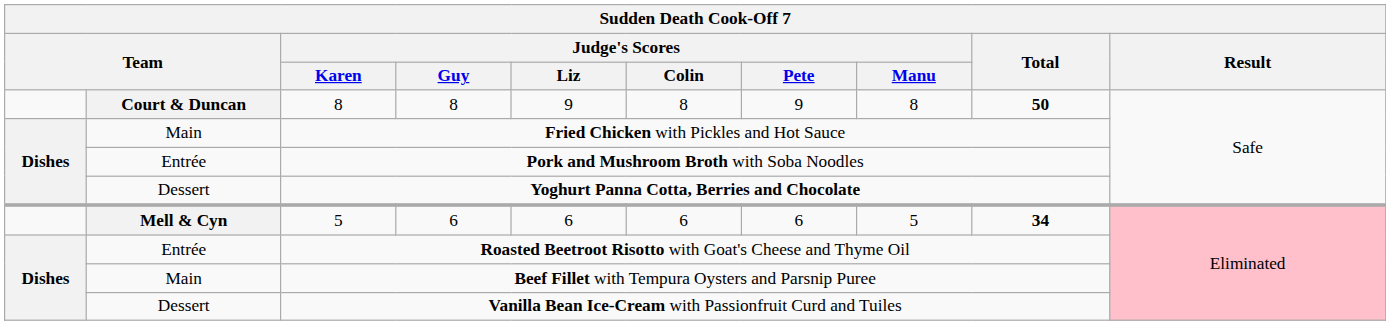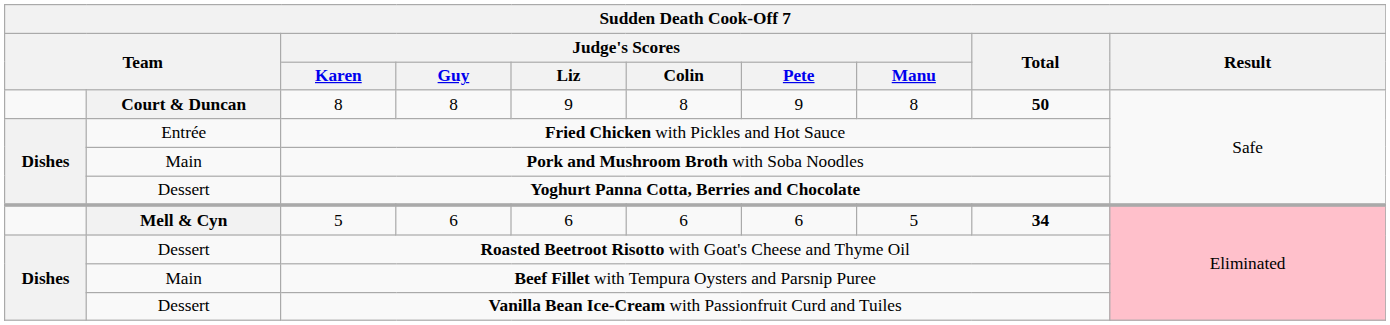(184, 133) Main -> (184, 133) Entrée
(184, 161) Entrée -> (184, 161) Main
(184, 249) Entrée -> (184, 249) Dessert
